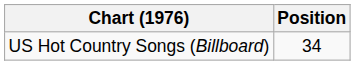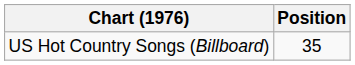(312, 45) 34 -> (312, 45) 35
